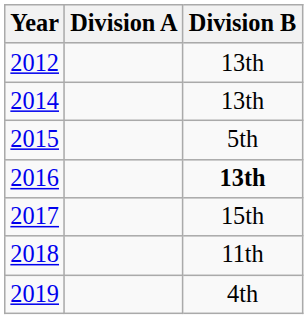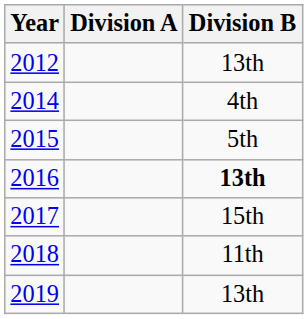(243, 100) 13th -> (243, 100) 4th
(243, 293) 4th -> (243, 293) 13th
